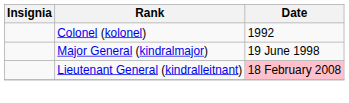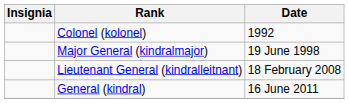(294, 70) pink background -> (294, 70) no background
+ row: (103, 88)
